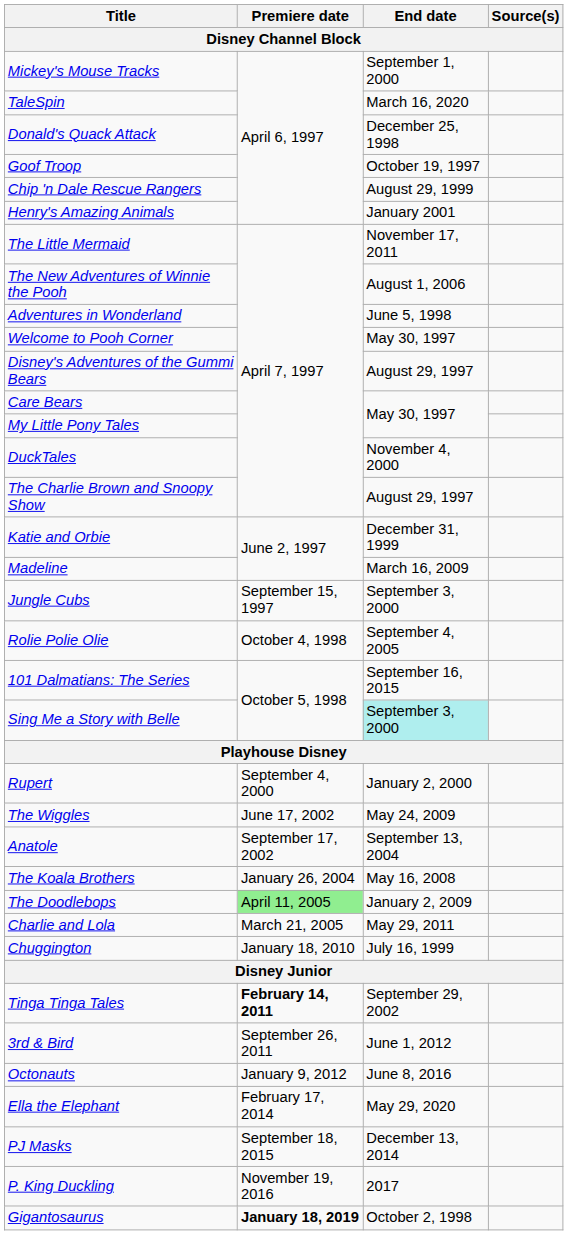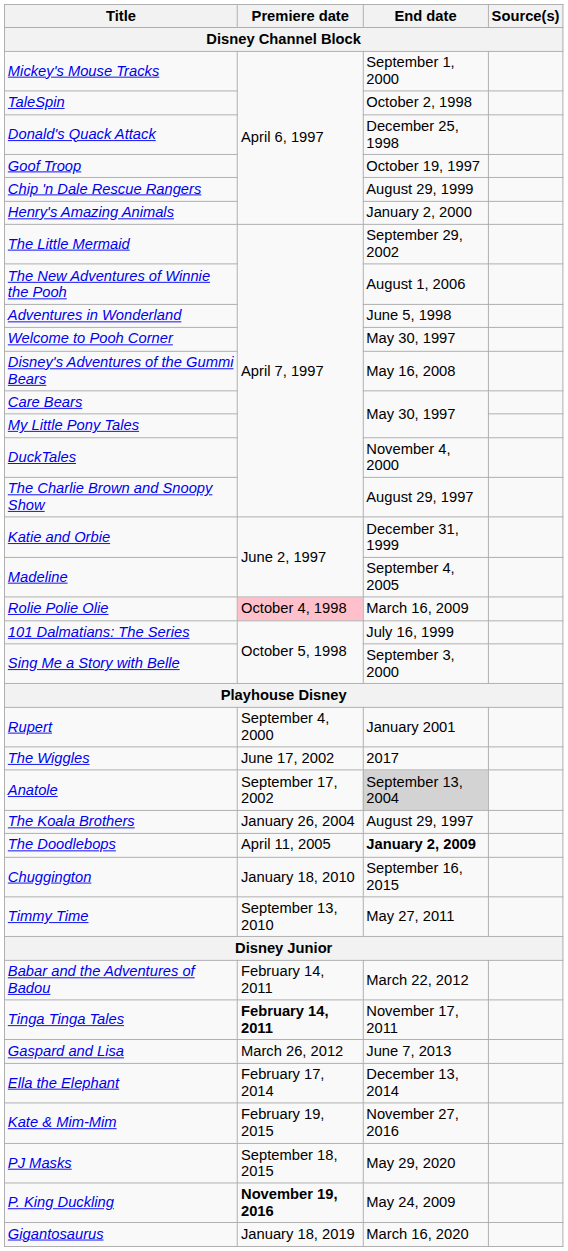(417, 102) March 16, 2020 -> (419, 102) October 2, 1998
(411, 212) January 2001 -> (419, 212) January 2, 2000
(413, 244) November 17, 2011 -> (415, 244) September 29, 2002
(420, 370) August 29, 1997 -> (411, 370) May 16, 2008
(417, 568) March 16, 2009 -> (410, 577) September 4, 2005
- row: (49, 600)
(294, 640) no background -> (294, 608) pink background
(410, 640) September 4, 2005 -> (417, 608) March 16, 2009
(415, 680) September 16, 2015 -> (410, 632) July 16, 1999
(410, 720) paleturquoise background -> (410, 663) no background
(419, 783) January 2, 2000 -> (411, 726) January 2001
(411, 815) May 24, 2009 -> (383, 758) 2017
(415, 846) no background -> (415, 790) lightgrey background
(411, 878) May 16, 2008 -> (420, 821) August 29, 1997
(286, 901) lightgreen background -> (286, 845) no background
(419, 901) normal -> (421, 845) bold
- row: (61, 925)
(410, 948) July 16, 1999 -> (415, 876) September 16, 2015
+ row: (48, 916)
+ row: (101, 979)
(415, 1003) September 29, 2002 -> (413, 1019) November 17, 2011
- row: (41, 1043)
- row: (41, 1074)
+ row: (66, 1051)
(411, 1106) May 29, 2020 -> (413, 1083) December 13, 2014
+ row: (62, 1123)
(413, 1146) December 13, 2014 -> (411, 1162) May 29, 2020
(287, 1186) normal -> (289, 1202) bold
(383, 1186) 2017 -> (411, 1202) May 24, 2009
(300, 1217) bold -> (298, 1234) normal
(419, 1217) October 2, 1998 -> (417, 1234) March 16, 2020
